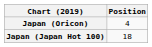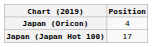(127, 36) 18 -> (127, 36) 17
